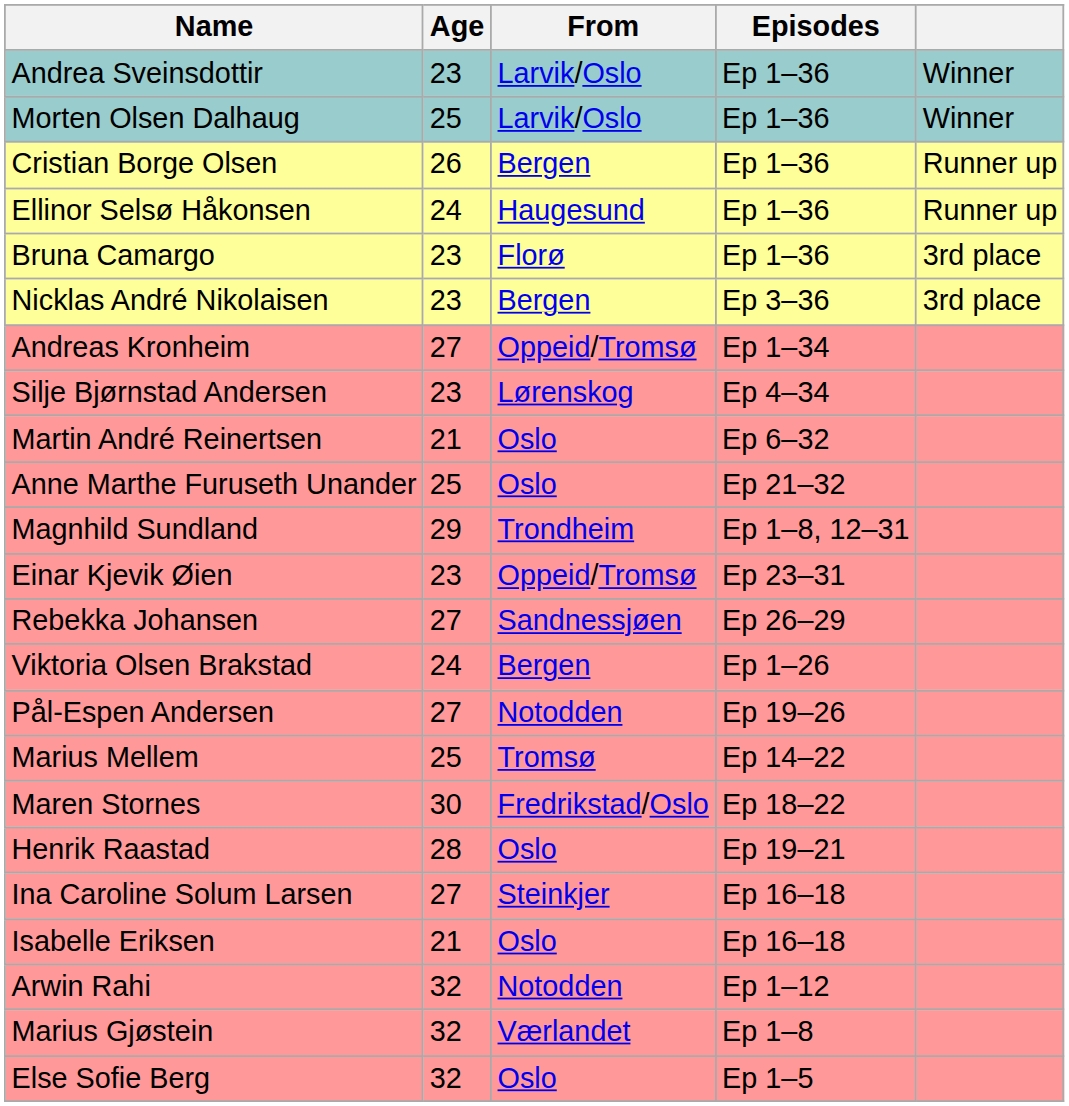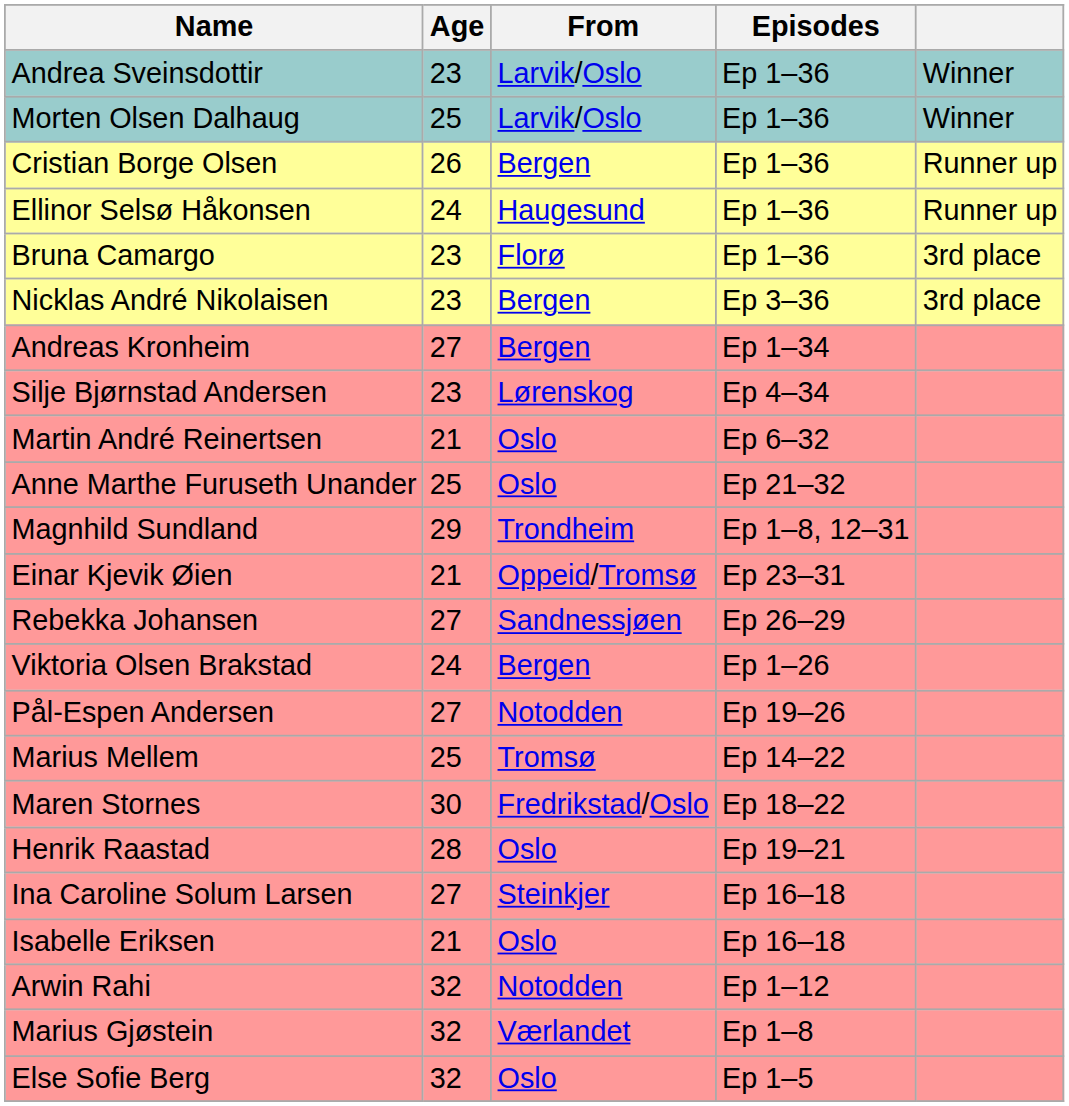(597, 347) Oppeid/Tromsø -> (544, 347) Bergen
(446, 575) 23 -> (446, 575) 21
